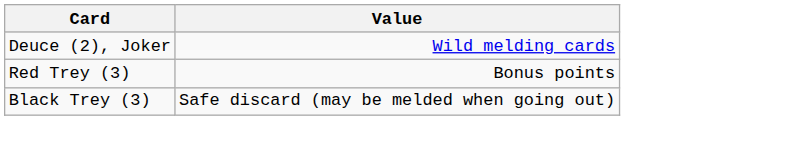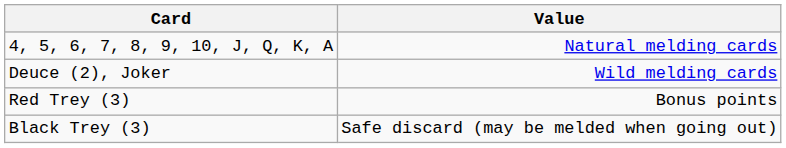+ row: (171, 46)
